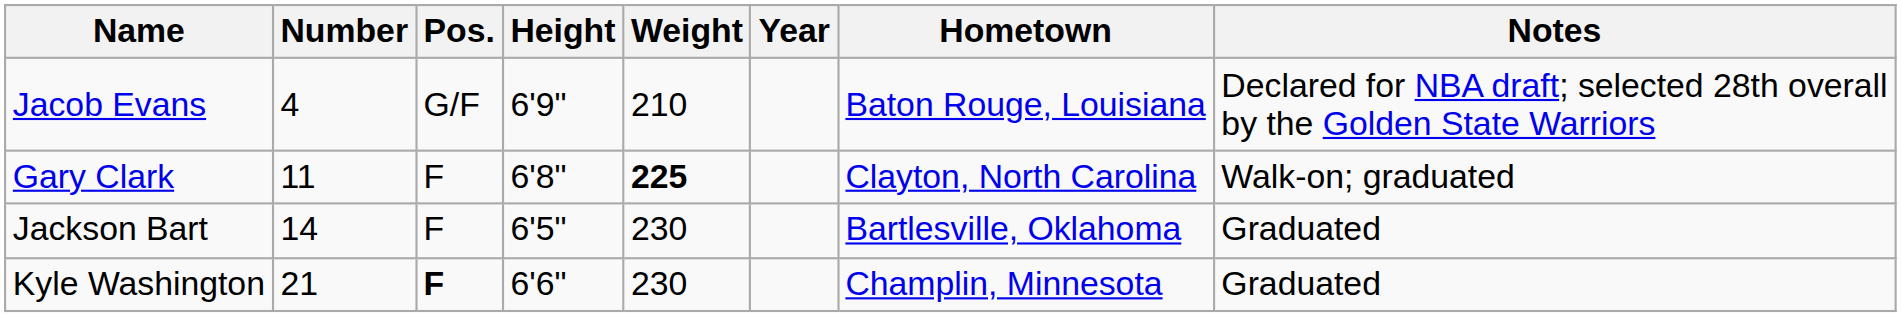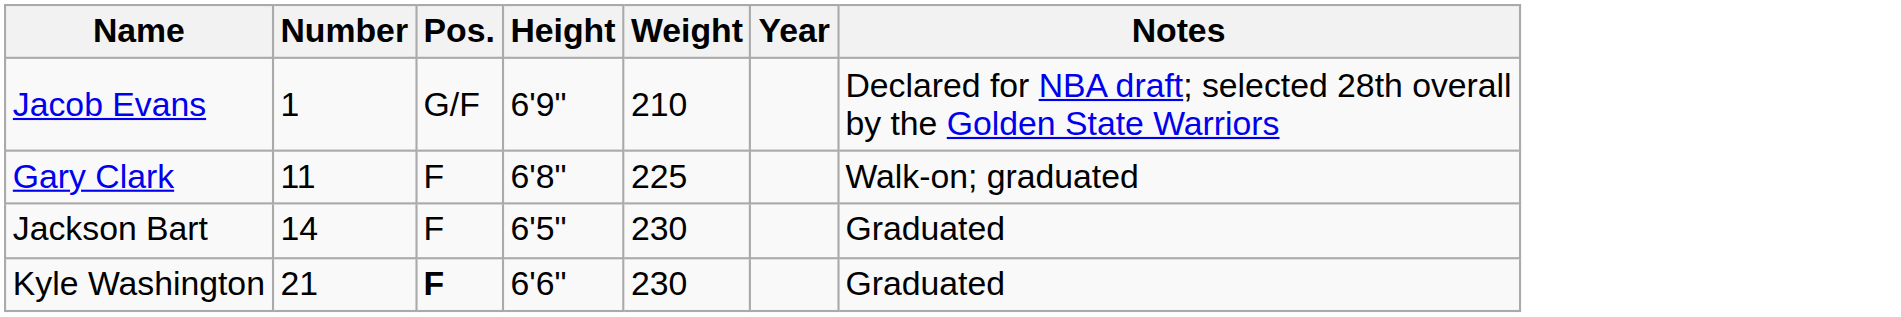- column: (1026, 31)
(290, 103) 4 -> (290, 103) 1
(659, 176) bold -> (659, 176) normal
